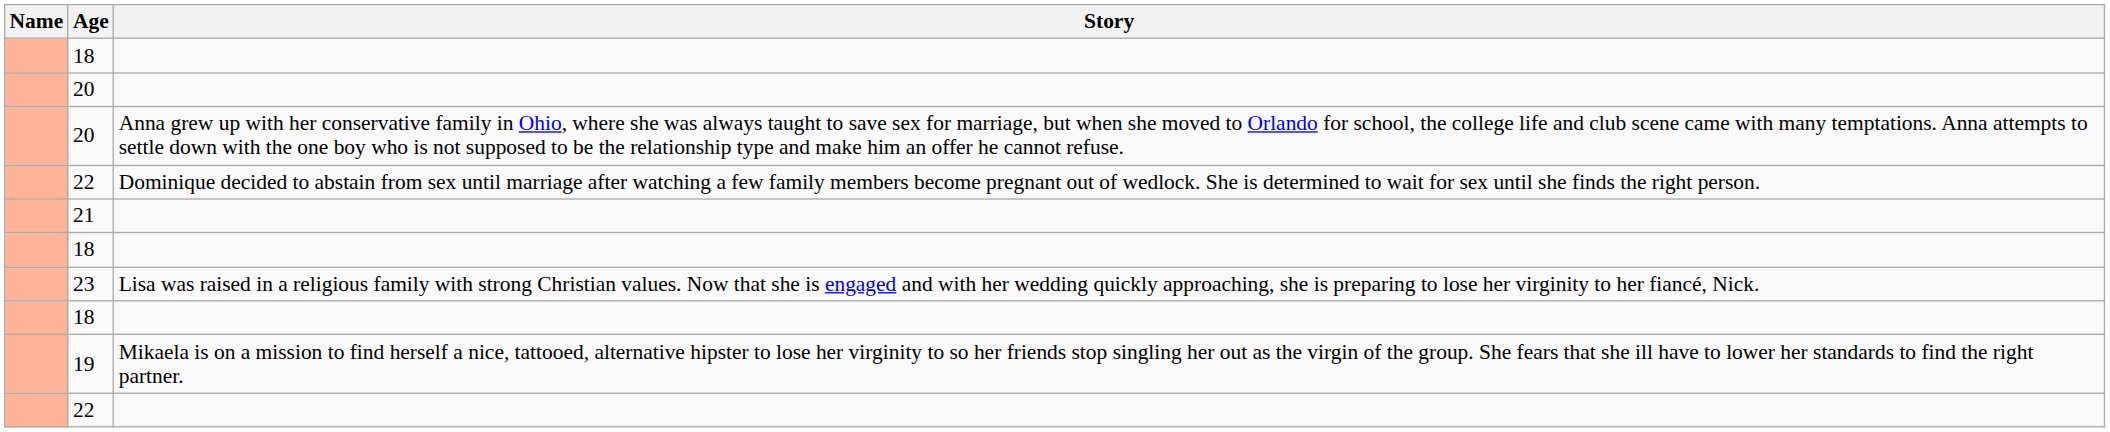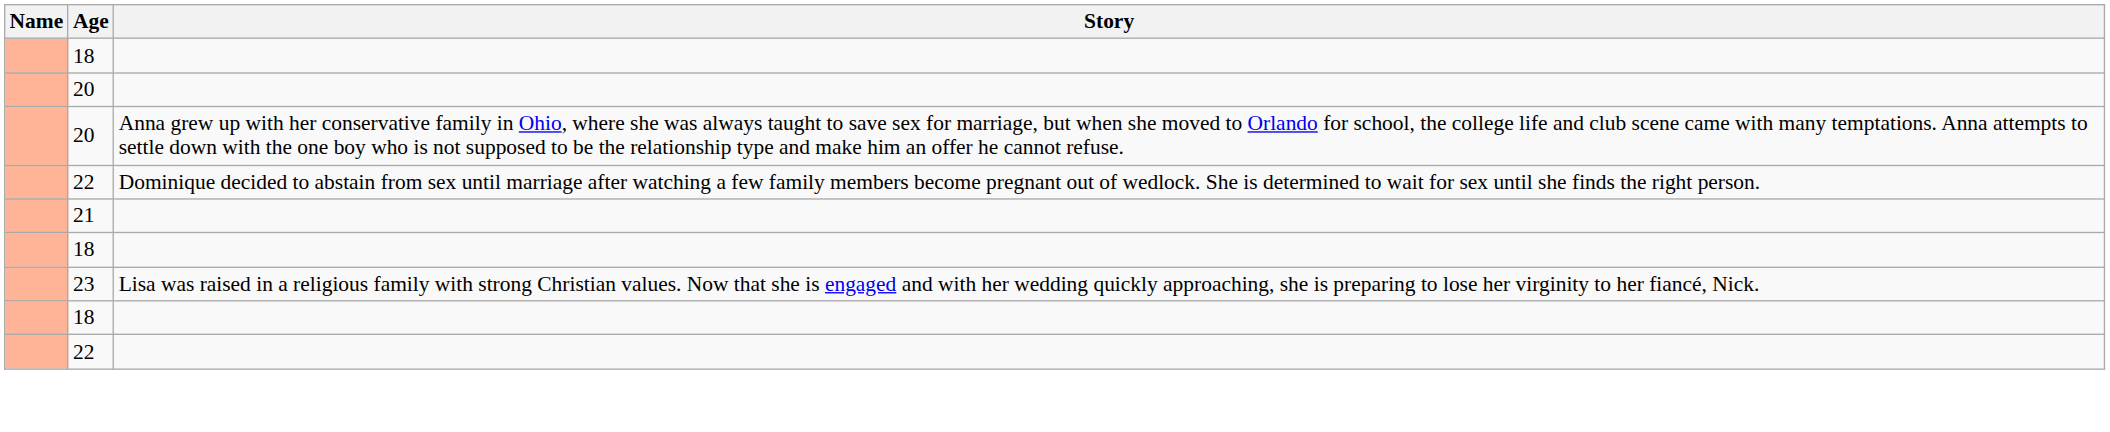- row: (84, 363)
